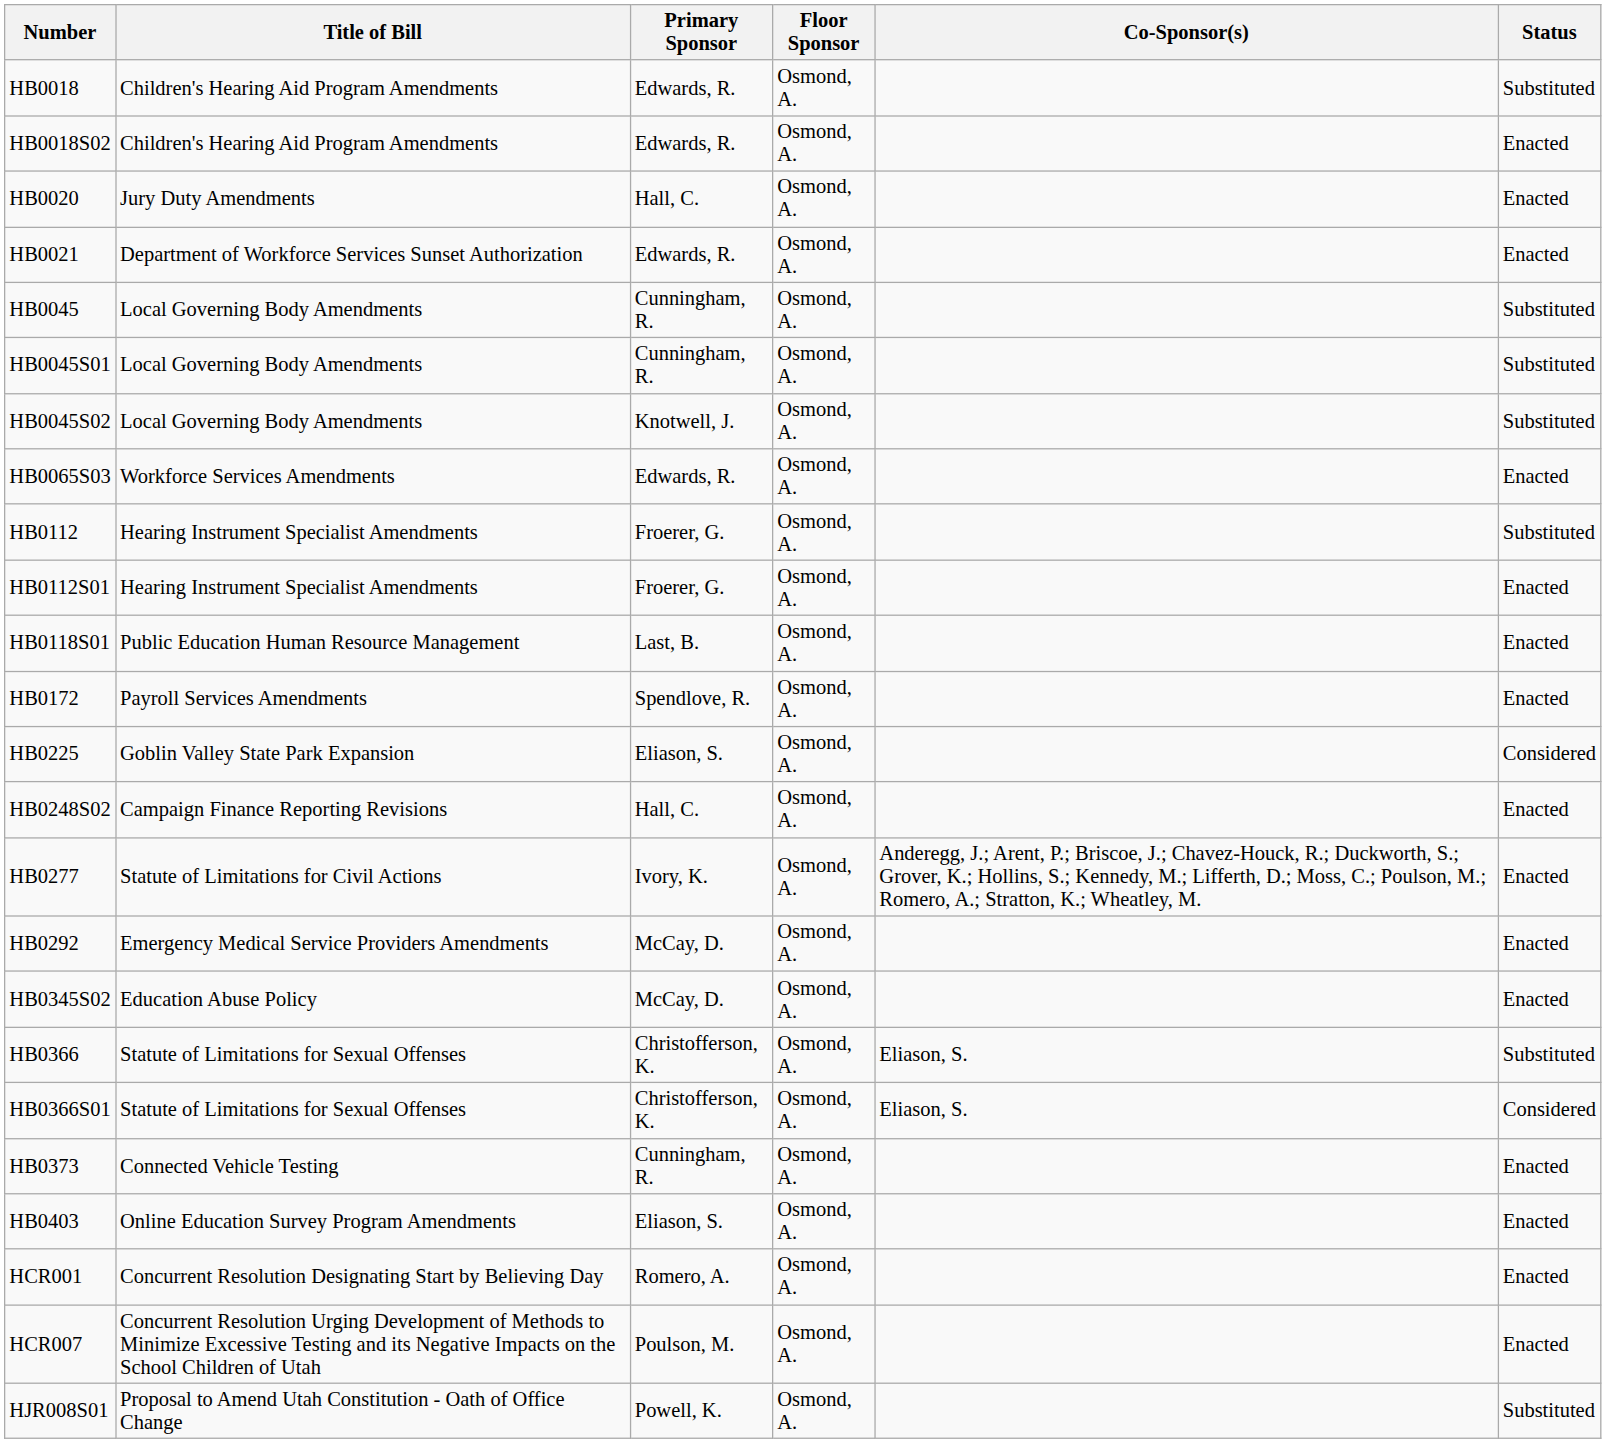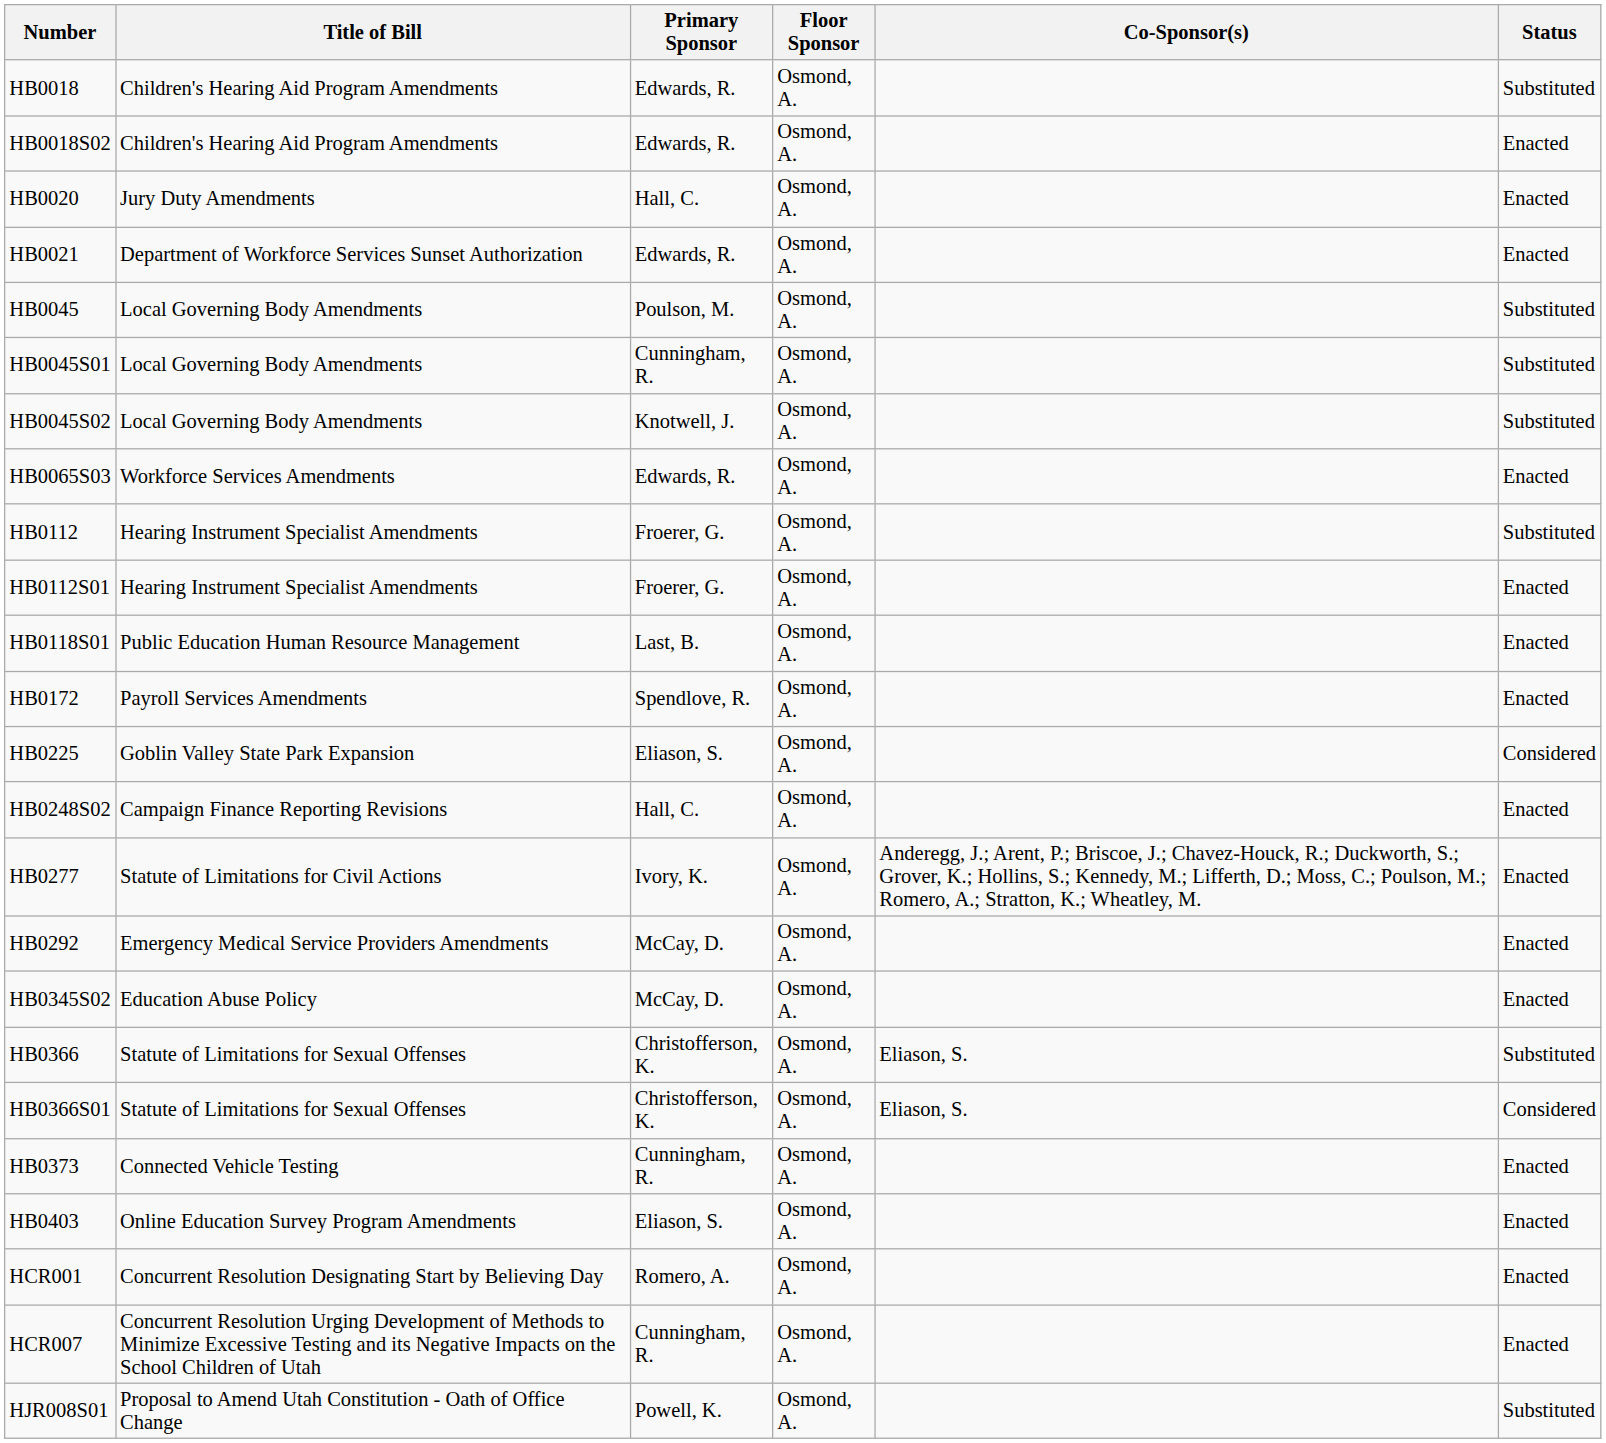(690, 309) Cunningham, R. -> (685, 309) Poulson, M.
(685, 1343) Poulson, M. -> (690, 1343) Cunningham, R.
